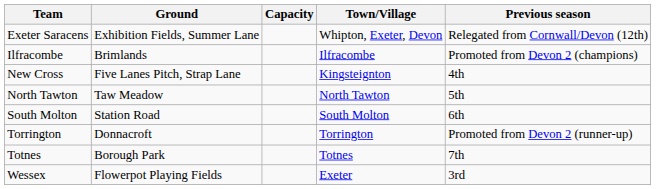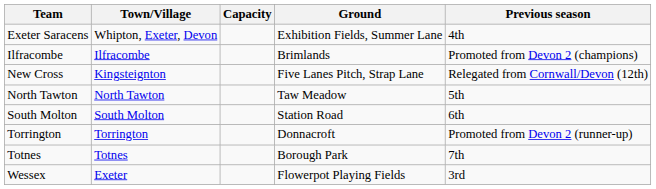columns swapped: (177, 14) <-> (381, 14)
(548, 34) Relegated from Cornwall/Devon (12th) -> (456, 34) 4th
(456, 74) 4th -> (548, 74) Relegated from Cornwall/Devon (12th)
